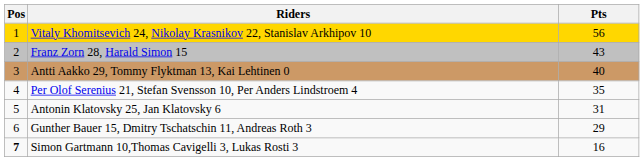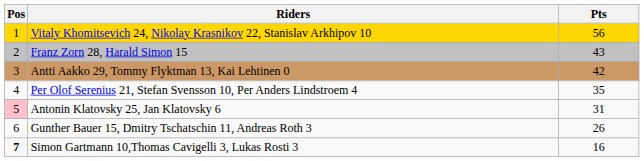(599, 71) 40 -> (599, 71) 42
(16, 109) no background -> (16, 109) pink background
(599, 128) 29 -> (599, 128) 26
